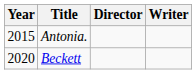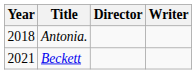(21, 36) 2015 -> (21, 36) 2018
(21, 58) 2020 -> (21, 58) 2021
